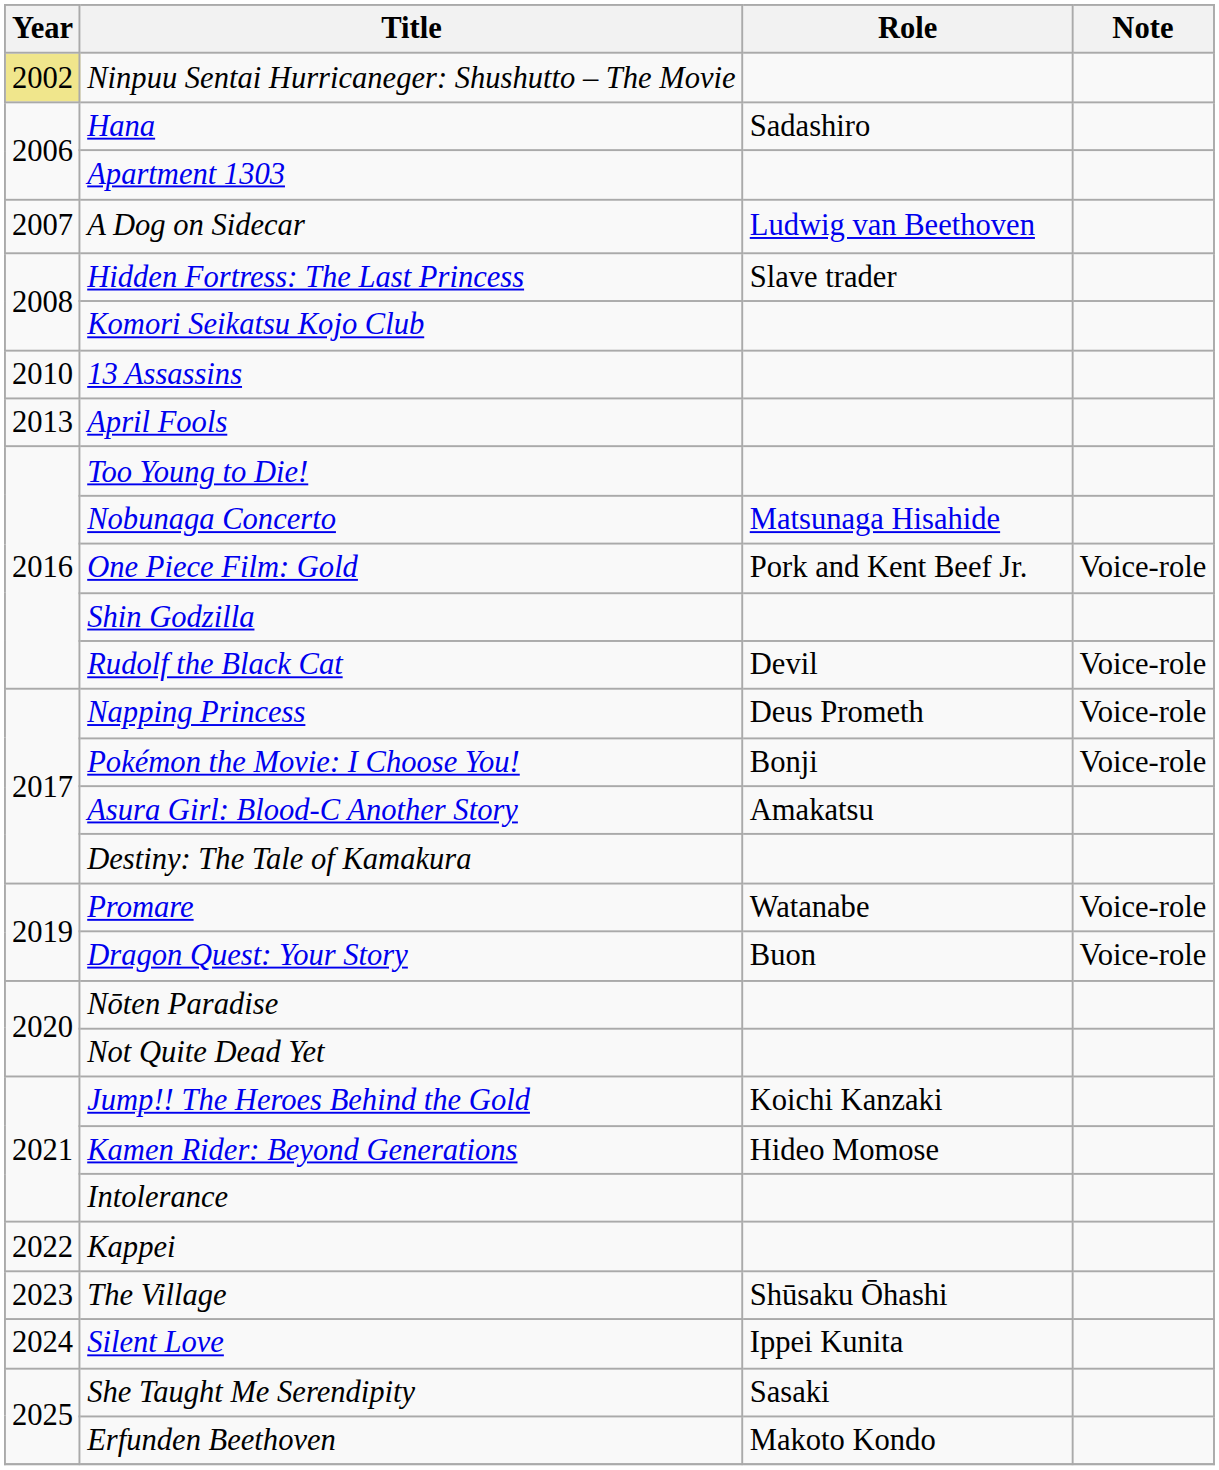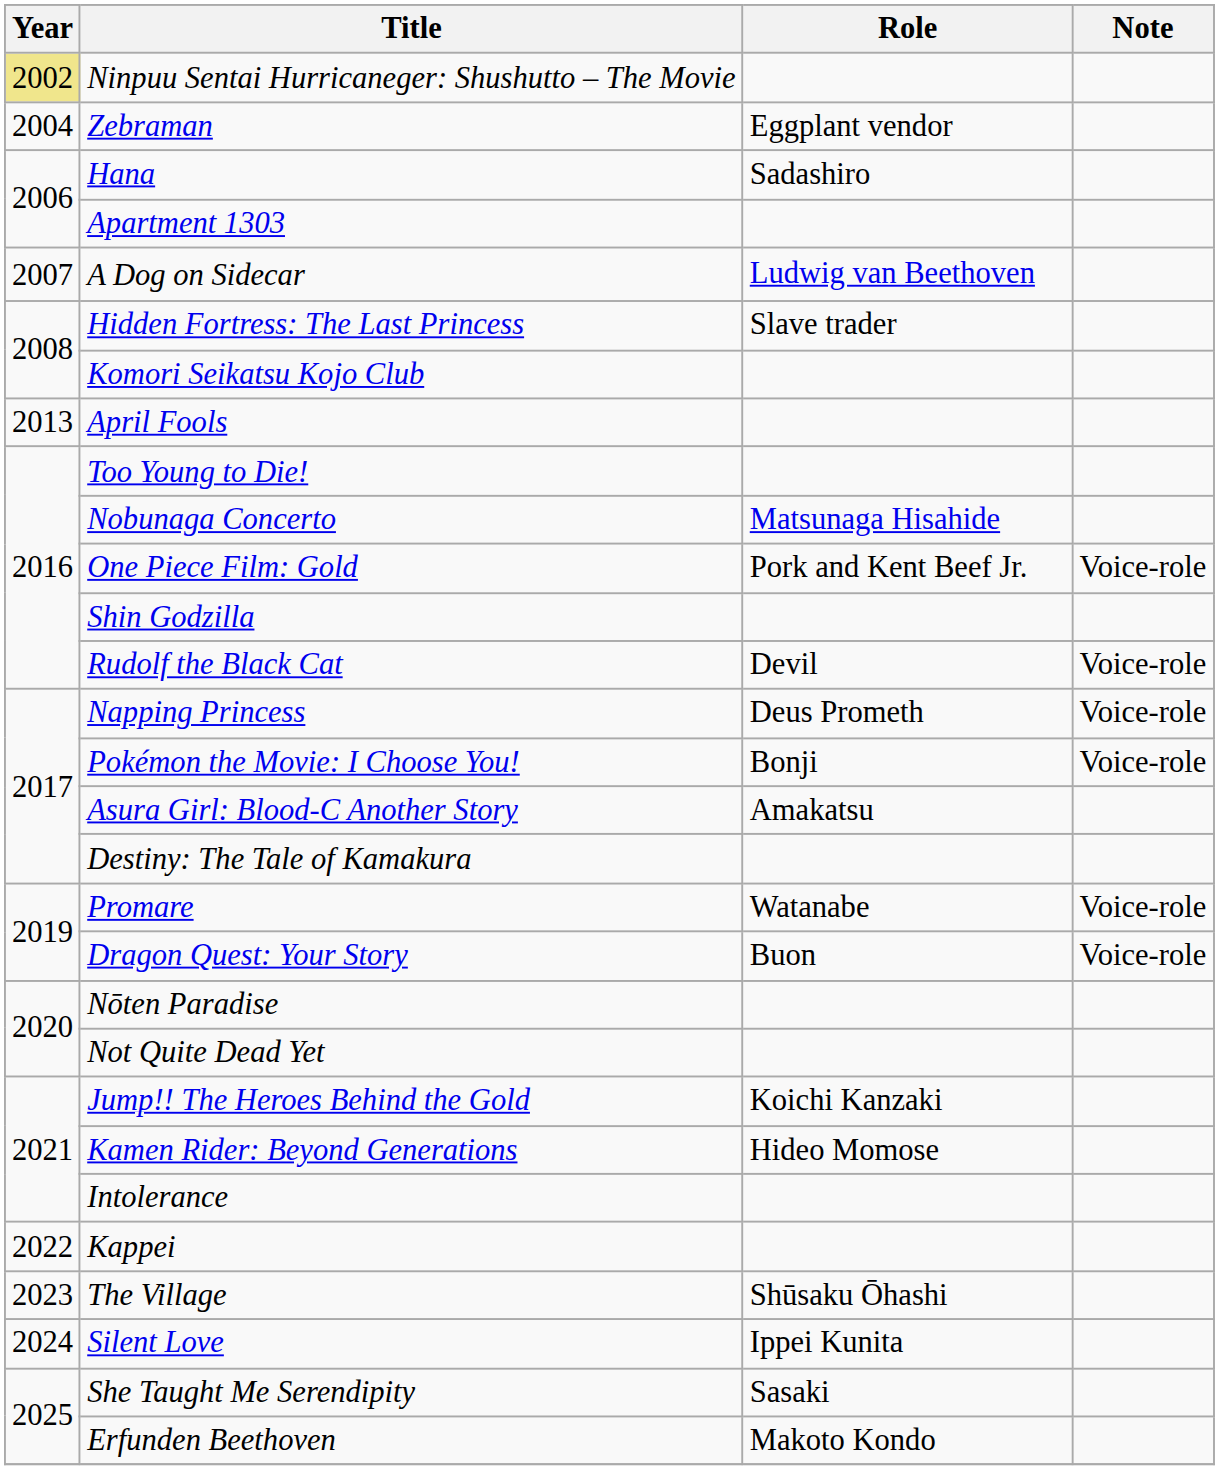+ row: (150, 125)
- row: (165, 373)
